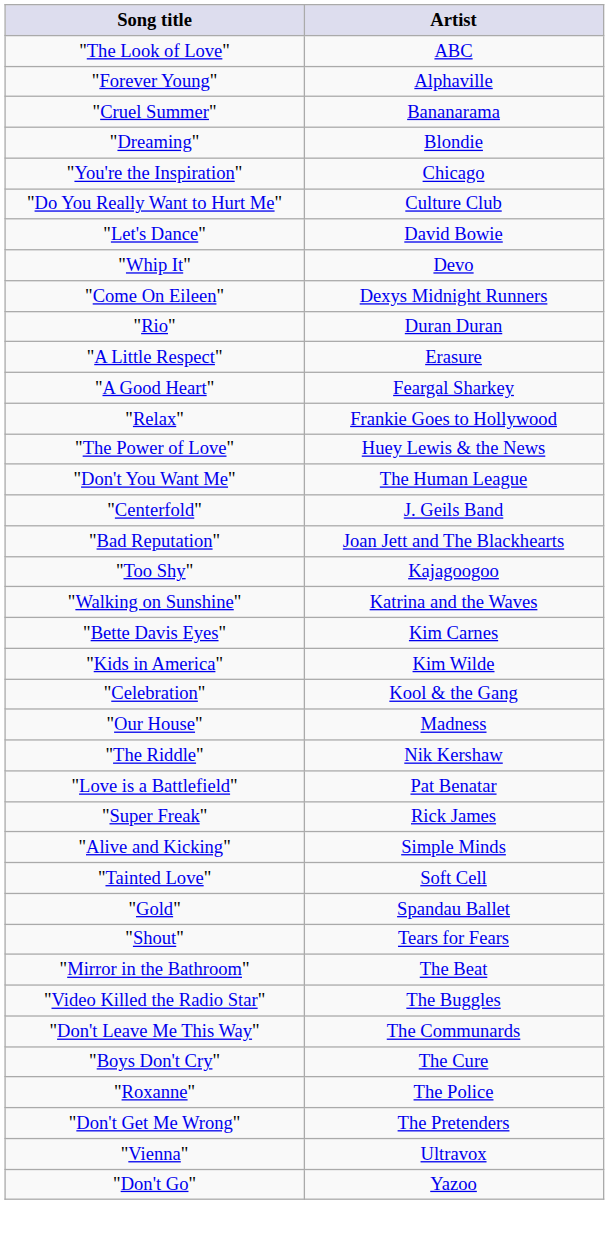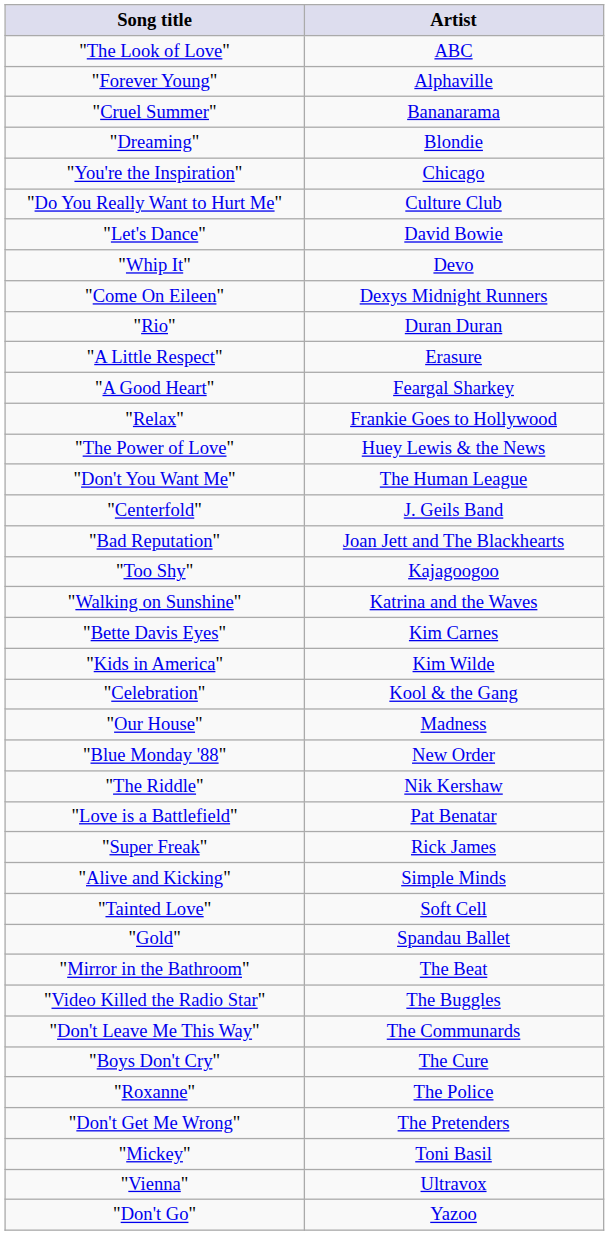+ row: (155, 755)
- row: (155, 938)
+ row: (155, 1153)
